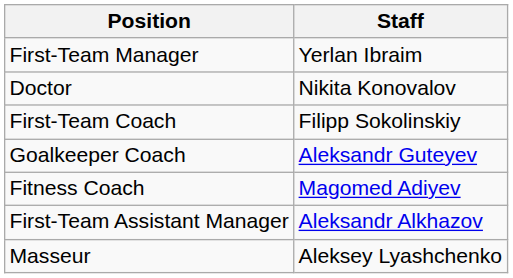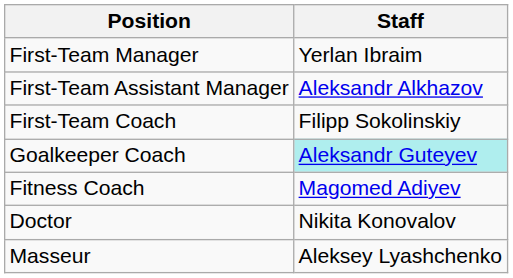rows swapped: (149, 222) <-> (41, 88)
(388, 155) no background -> (388, 155) paleturquoise background
